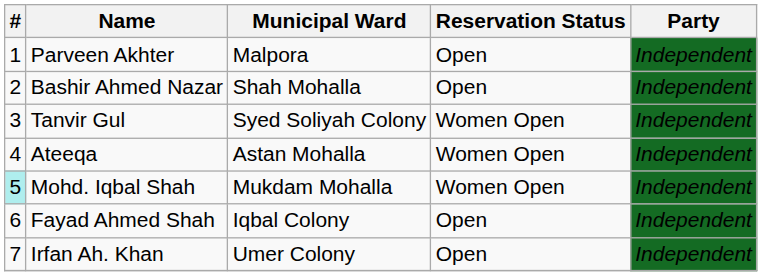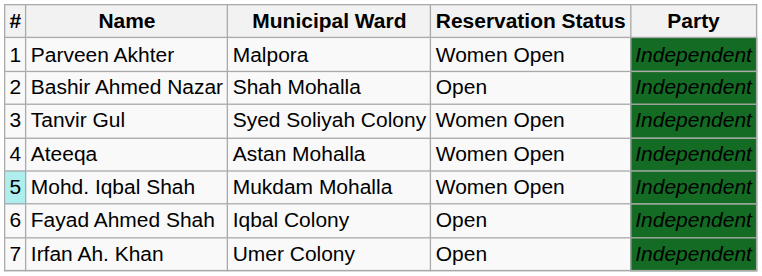(461, 54) Open -> (500, 54) Women Open
